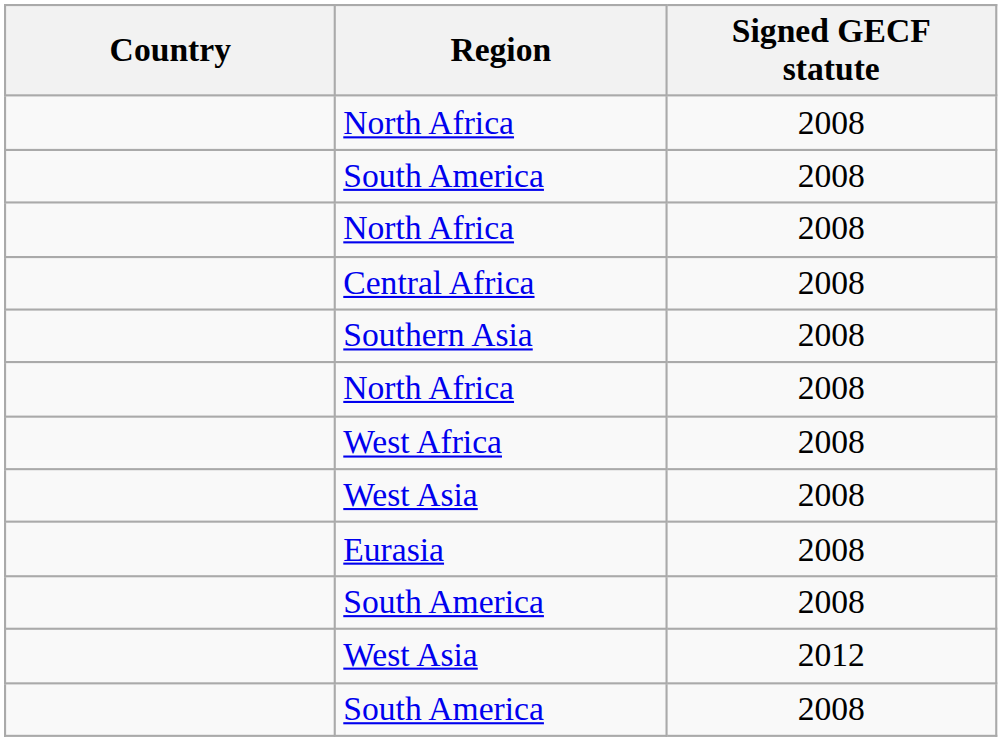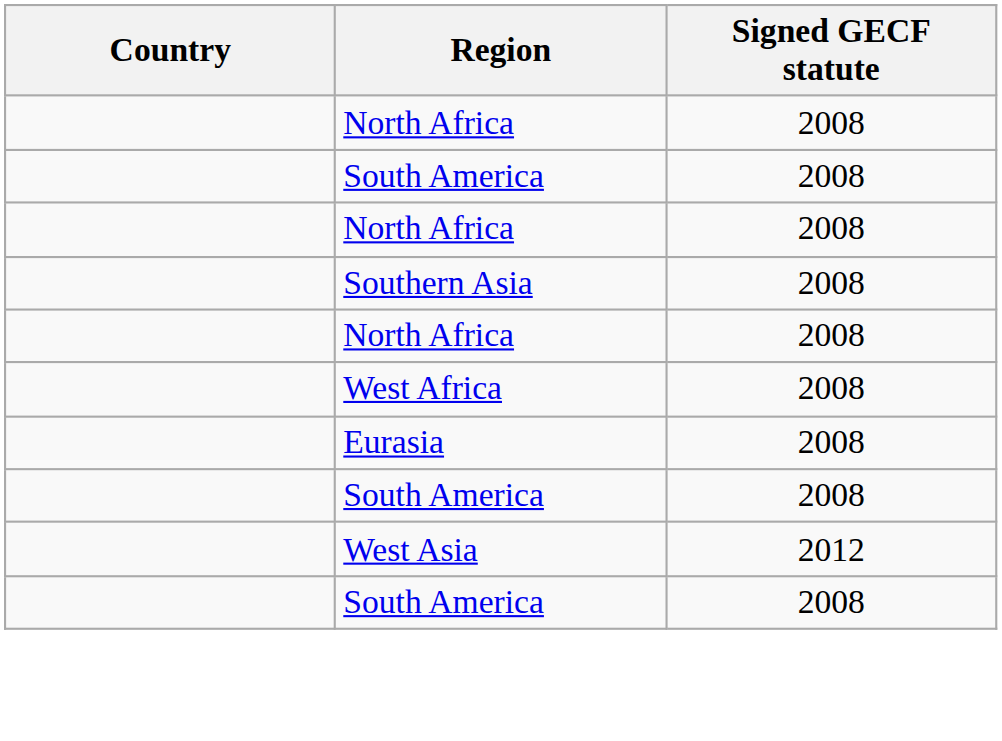- row: (439, 282)
- row: (411, 495)
